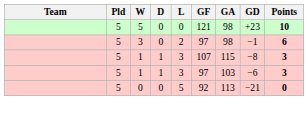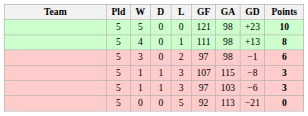+ row: (140, 42)
